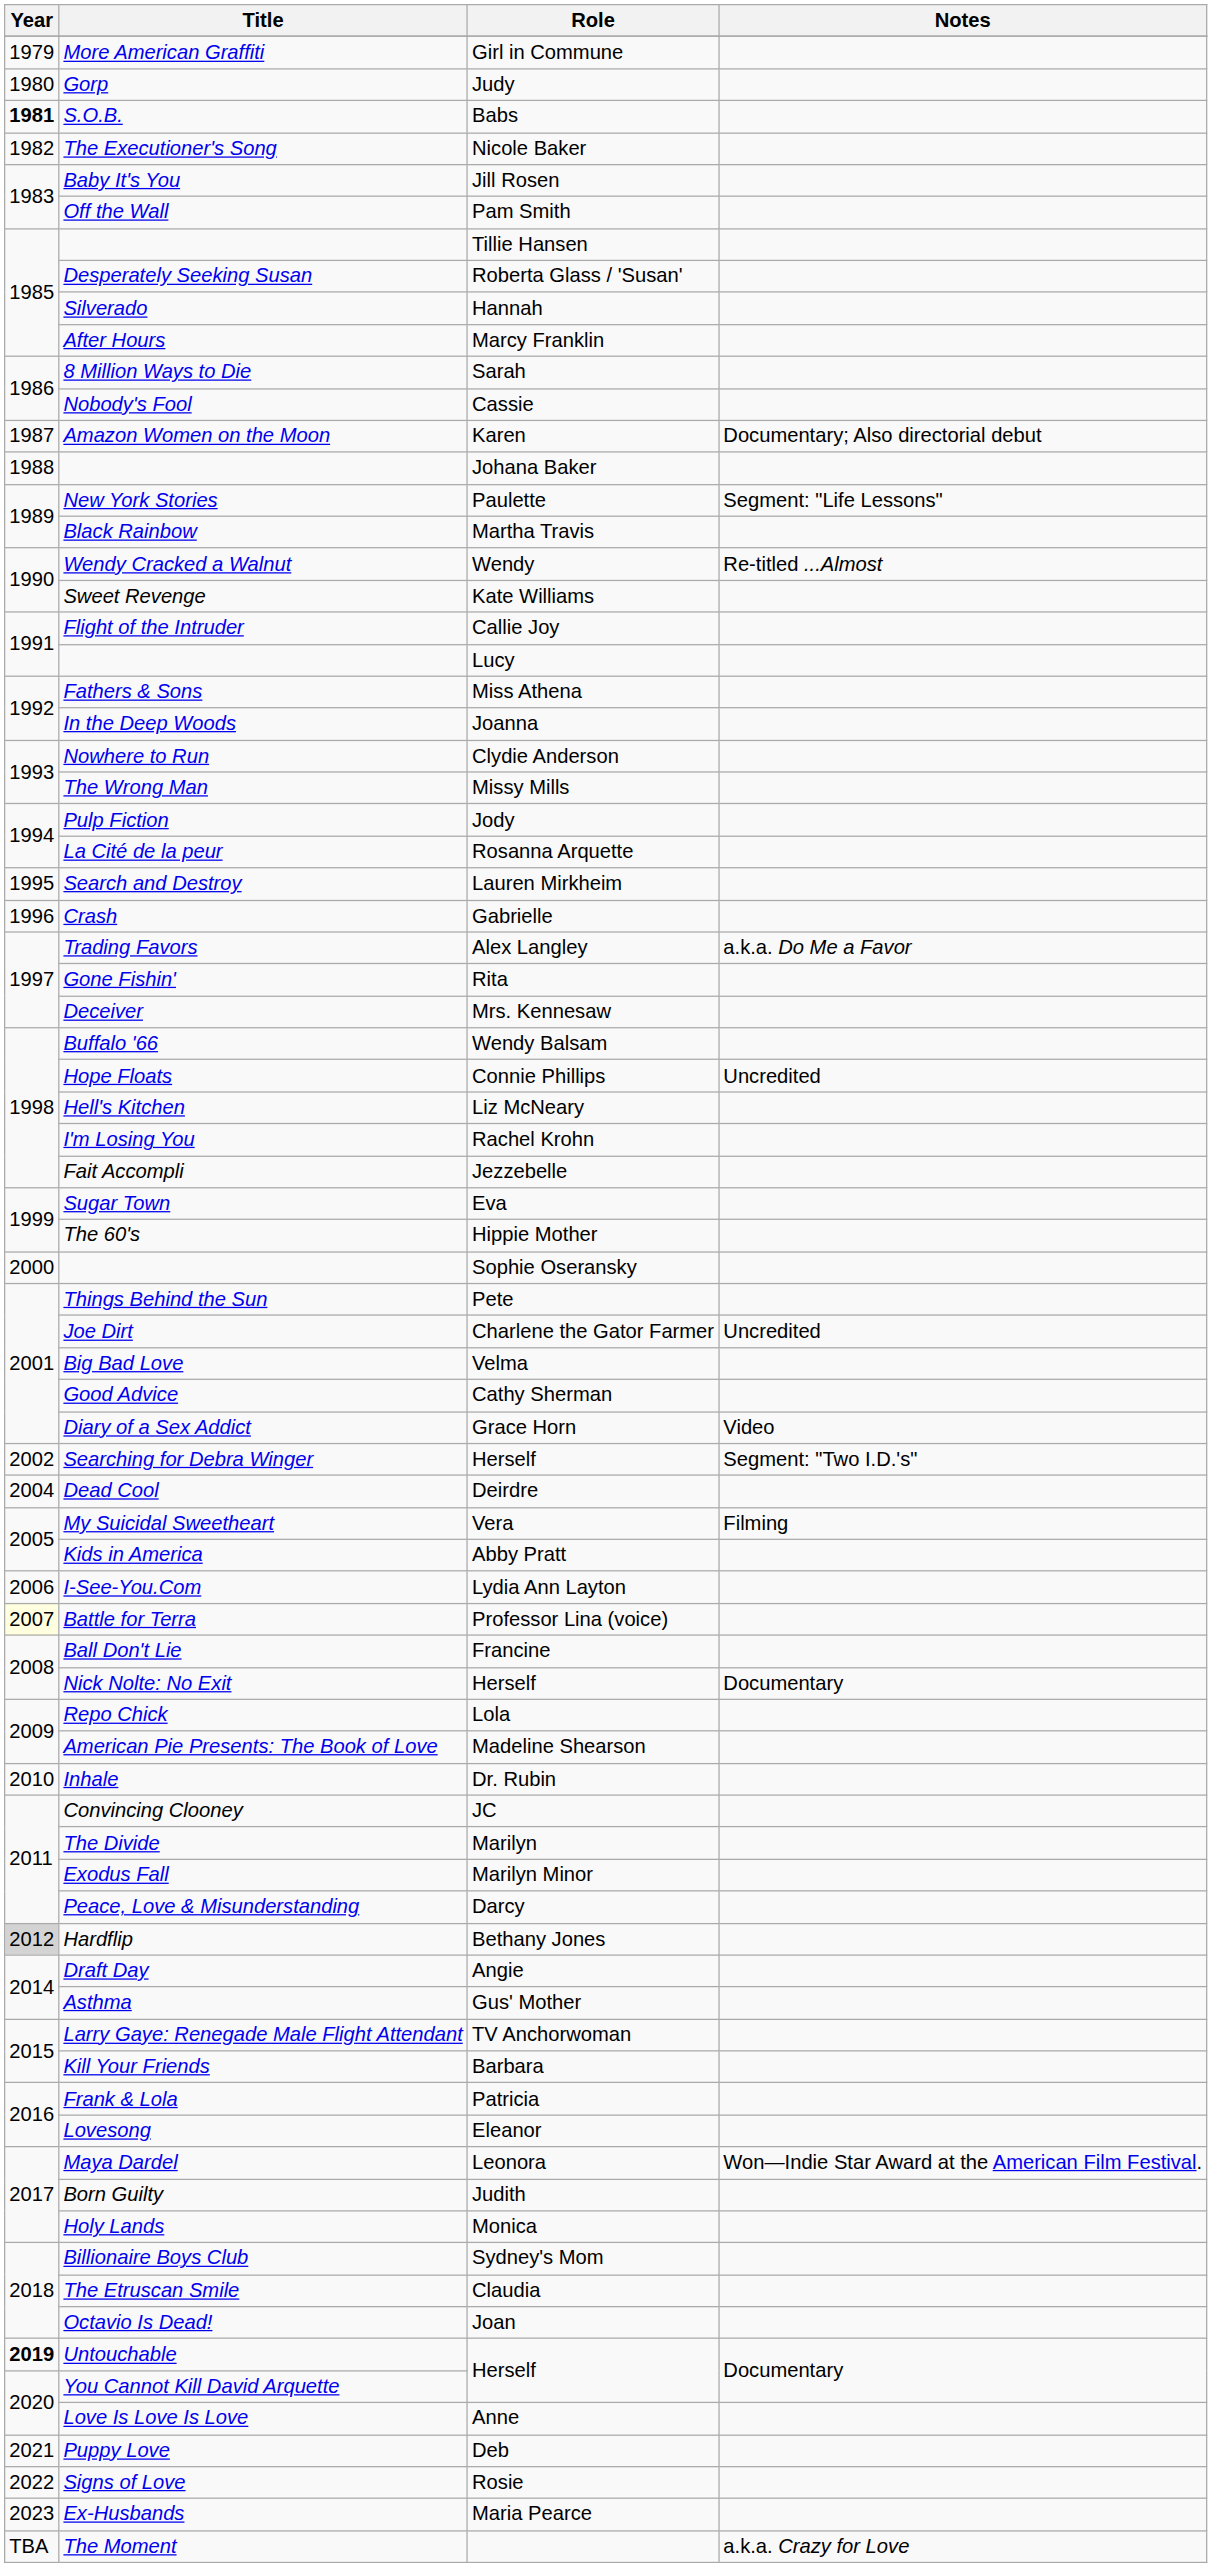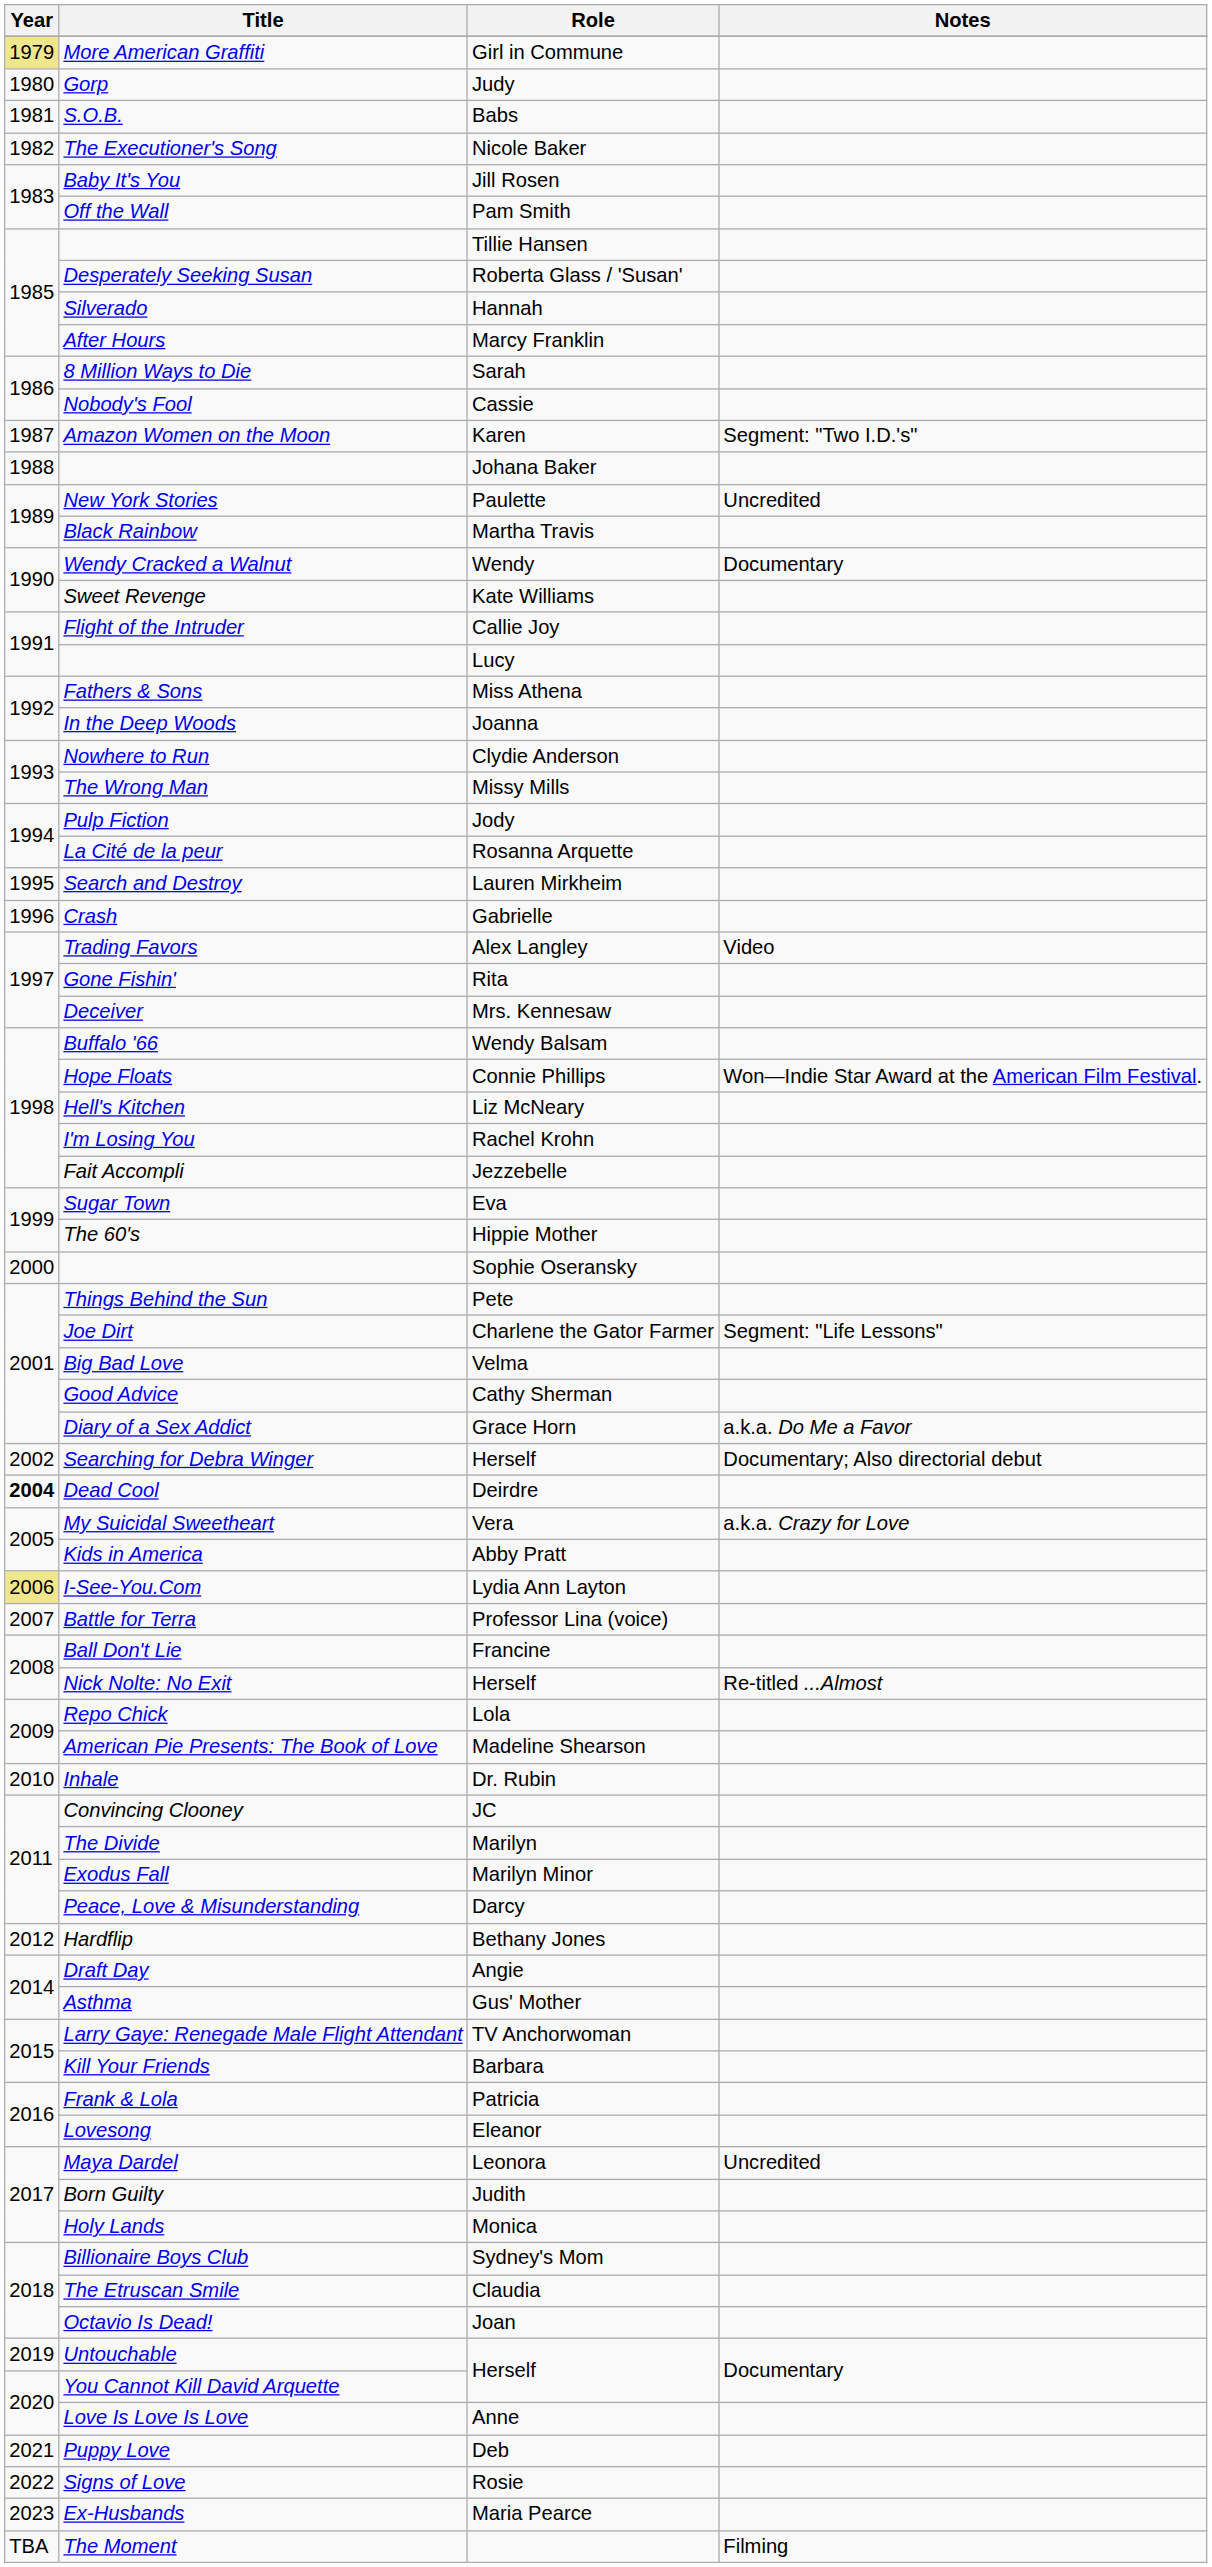(32, 52) no background -> (32, 52) khaki background
(32, 116) bold -> (32, 116) normal
(882, 436) Documentary; Also directorial debut -> (820, 436) Segment: "Two I.D.'s"
(833, 500) Segment: "Life Lessons" -> (772, 500) Uncredited
(803, 564) Re-titled ...Almost -> (783, 564) Documentary
(817, 947) a.k.a. Do Me a Favor -> (749, 947) Video
(772, 1075) Uncredited -> (963, 1075) Won—Indie Star Award at the American Film Festival.
(772, 1331) Uncredited -> (833, 1331) Segment: "Life Lessons"
(749, 1427) Video -> (817, 1427) a.k.a. Do Me a Favor
(820, 1459) Segment: "Two I.D.'s" -> (882, 1459) Documentary; Also directorial debut
(32, 1491) normal -> (32, 1491) bold
(756, 1523) Filming -> (816, 1523) a.k.a. Crazy for Love
(32, 1587) no background -> (32, 1587) khaki background
(32, 1619) lightyellow background -> (32, 1619) no background
(783, 1683) Documentary -> (803, 1683) Re-titled ...Almost
(32, 1938) lightgrey background -> (32, 1938) no background
(963, 2162) Won—Indie Star Award at the American Film Festival. -> (772, 2162) Uncredited
(32, 2354) bold -> (32, 2354) normal
(816, 2546) a.k.a. Crazy for Love -> (756, 2546) Filming
